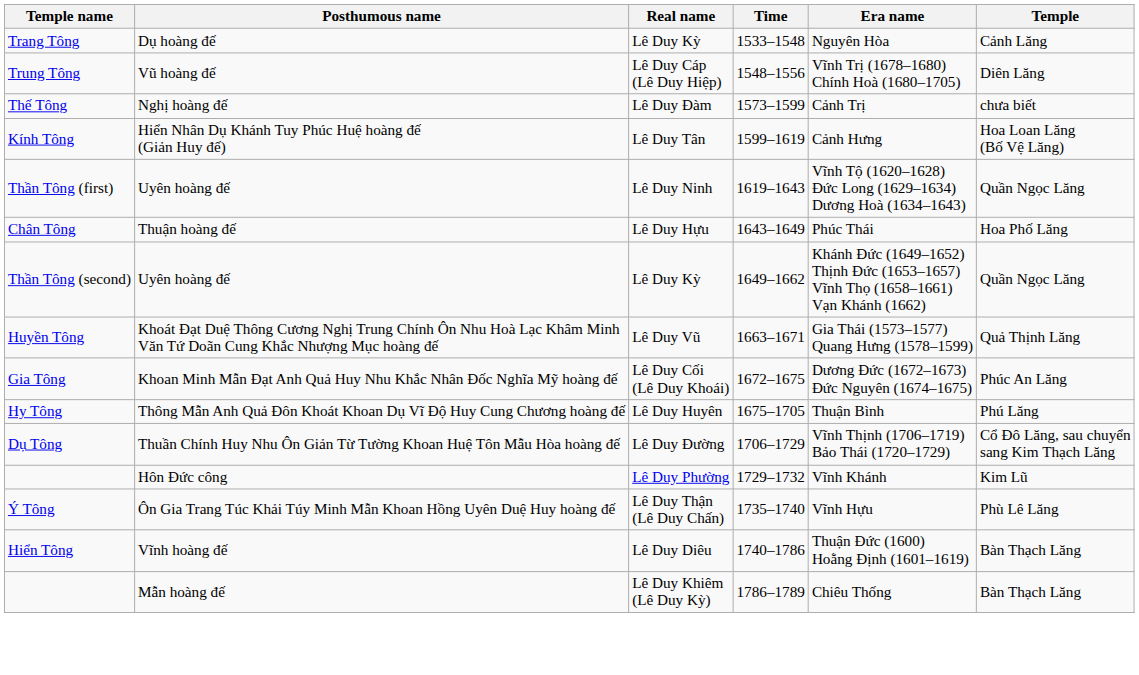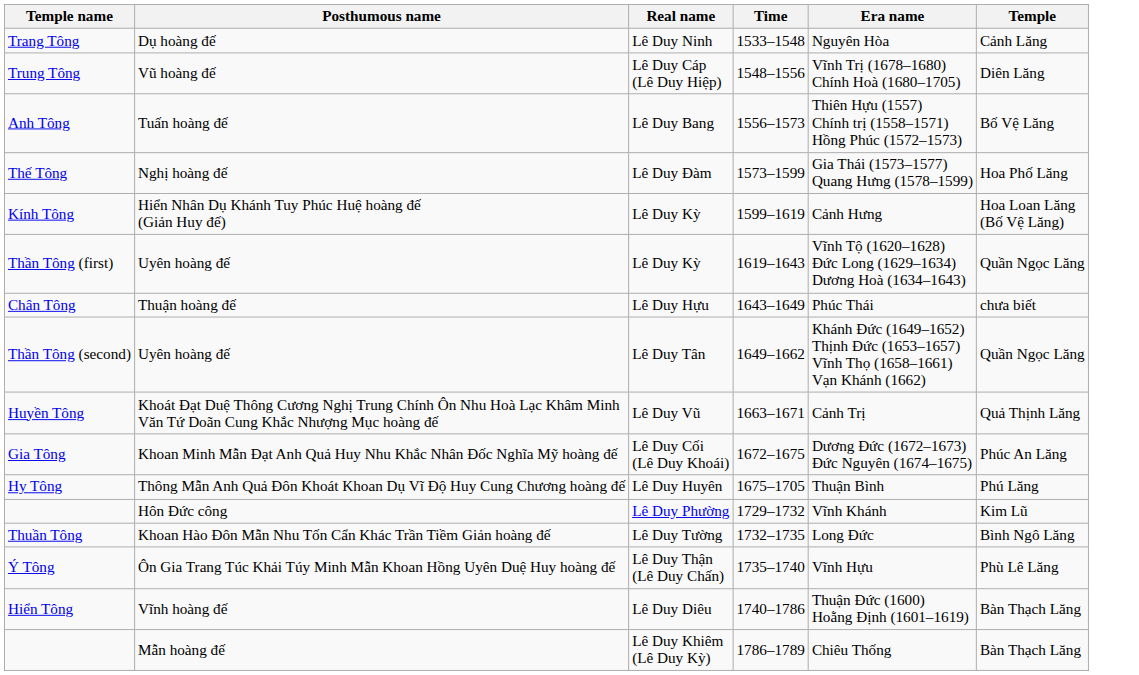(666, 40) Lê Duy Kỳ -> (672, 40) Lê Duy Ninh
+ row: (39, 123)
(839, 105) Cảnh Trị -> (892, 172) Gia Thái (1573–1577) Quang Hưng (1578–1599)
(1008, 105) chưa biết -> (1024, 172) Hoa Phố Lăng
(669, 138) Lê Duy Tân -> (666, 214) Lê Duy Kỳ
(672, 188) Lê Duy Ninh -> (666, 263) Lê Duy Kỳ
(1024, 229) Hoa Phố Lăng -> (1008, 304) chưa biết
(666, 279) Lê Duy Kỳ -> (669, 354) Lê Duy Tân
(892, 337) Gia Thái (1573–1577) Quang Hưng (1578–1599) -> (839, 413) Cảnh Trị
- row: (35, 444)
+ row: (45, 535)
